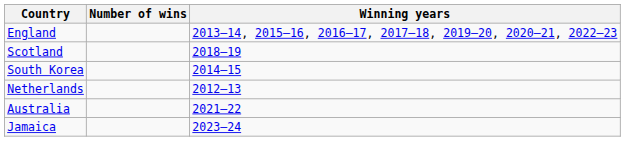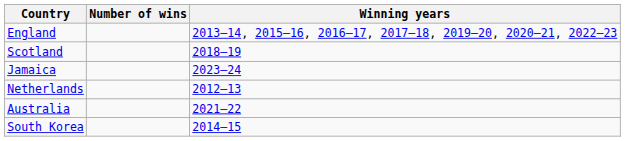rows swapped: (46, 70) <-> (32, 127)
